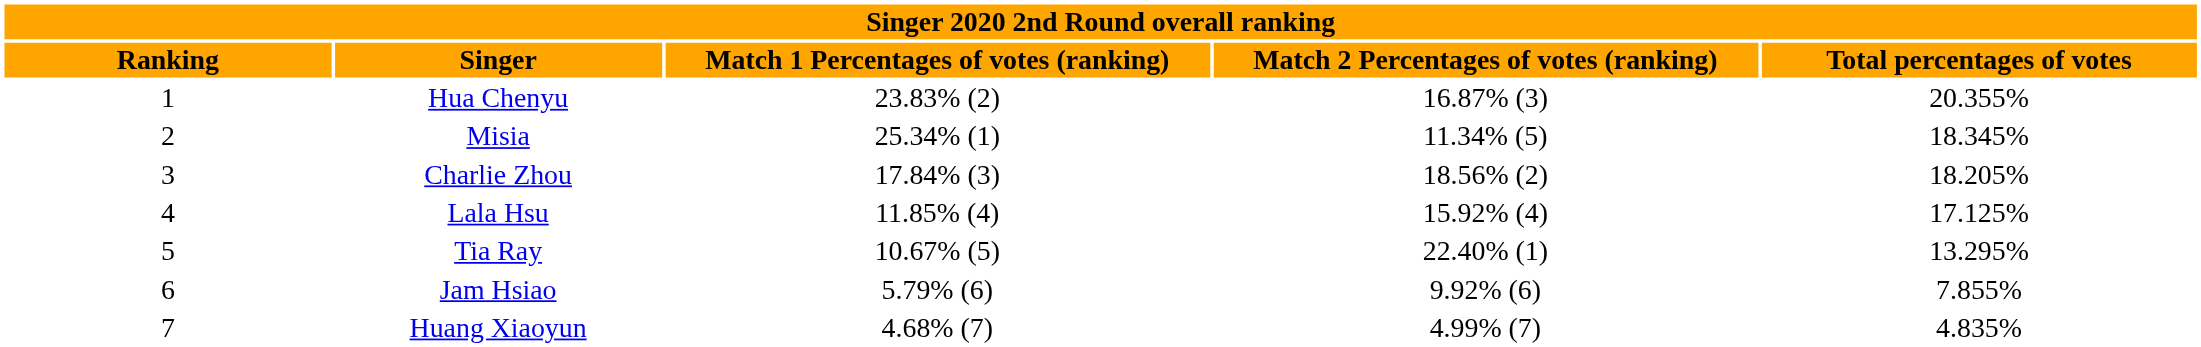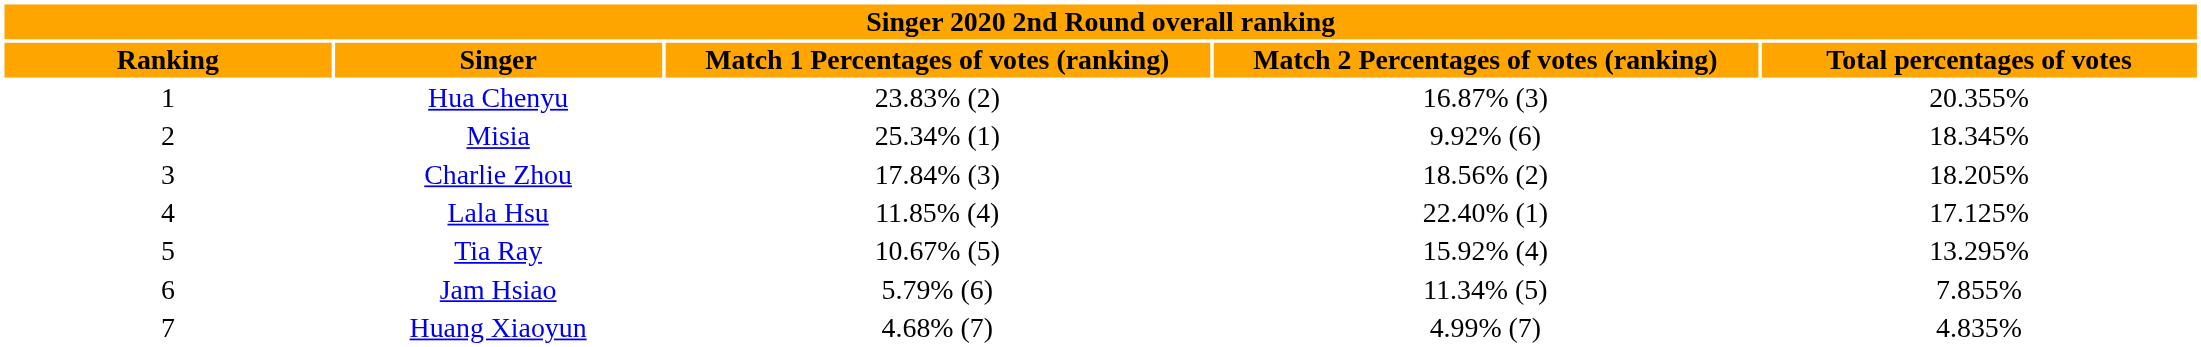(1485, 136) 11.34% (5) -> (1485, 136) 9.92% (6)
(1485, 212) 15.92% (4) -> (1485, 212) 22.40% (1)
(1485, 251) 22.40% (1) -> (1485, 251) 15.92% (4)
(1485, 289) 9.92% (6) -> (1485, 289) 11.34% (5)
